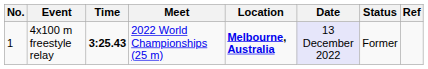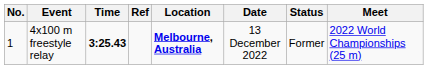columns swapped: (177, 13) <-> (412, 13)
(328, 43) lavender background -> (255, 43) no background
